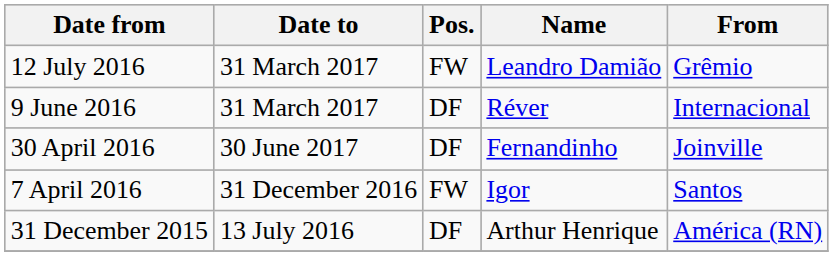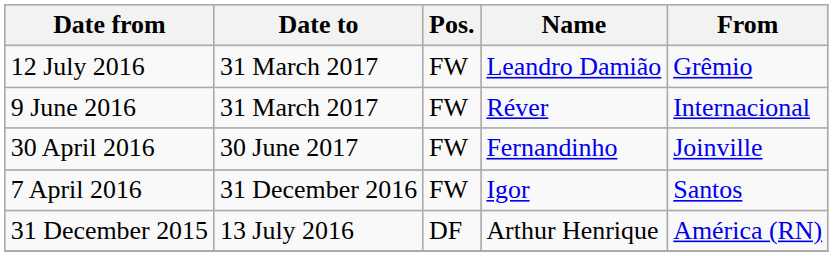(446, 107) DF -> (449, 107) FW
(446, 148) DF -> (449, 148) FW
